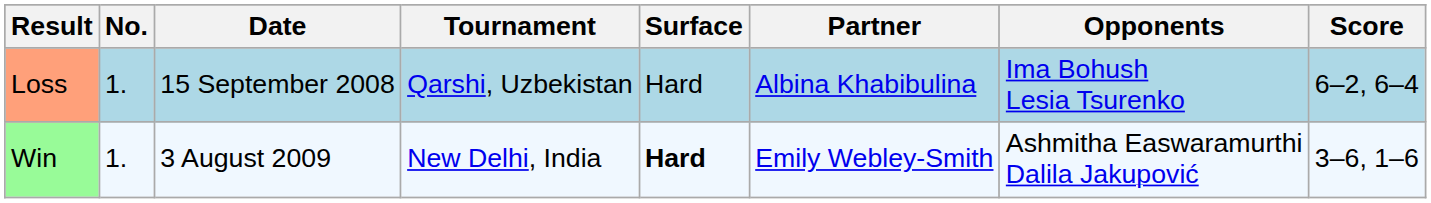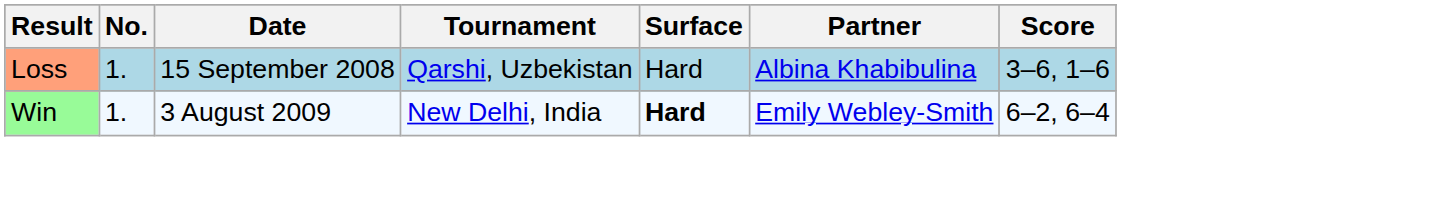- column: (1154, 25)
(1367, 84) 6–2, 6–4 -> (1058, 68) 3–6, 1–6
(1367, 158) 3–6, 1–6 -> (1058, 112) 6–2, 6–4
